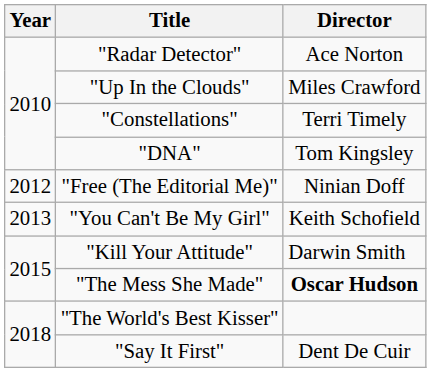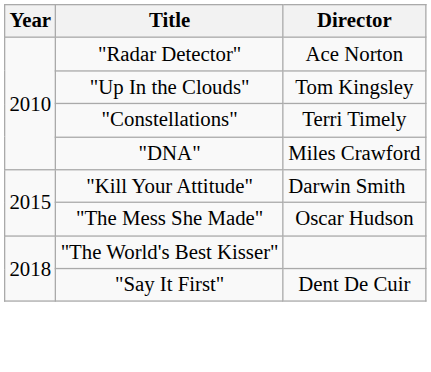(354, 86) Miles Crawford -> (354, 86) Tom Kingsley
(354, 152) Tom Kingsley -> (354, 152) Miles Crawford
- row: (170, 185)
- row: (170, 218)
(354, 284) bold -> (354, 218) normal
